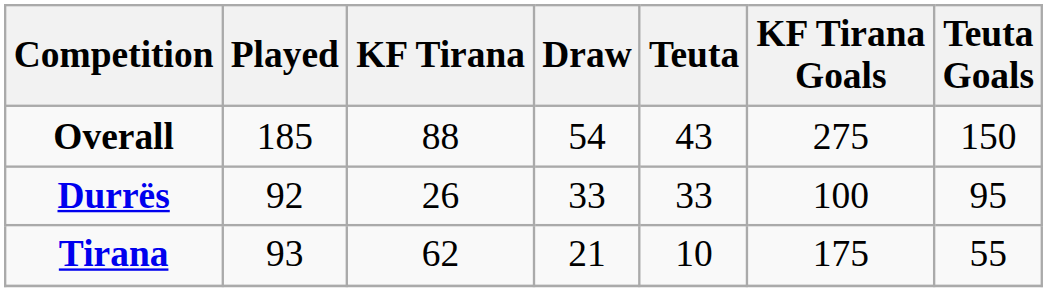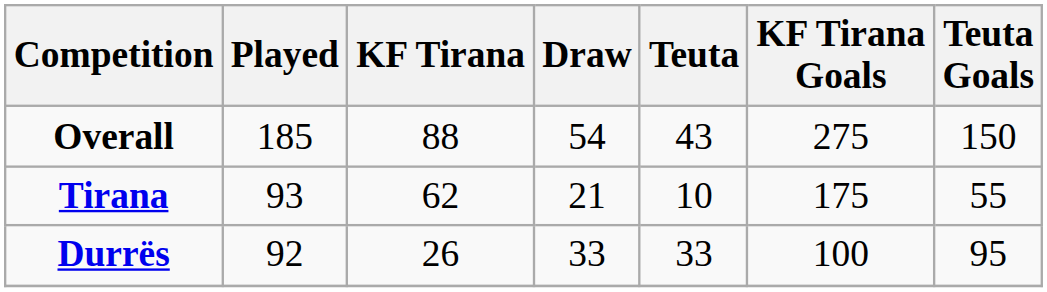rows swapped: (114, 254) <-> (114, 195)
